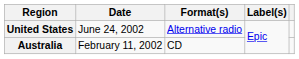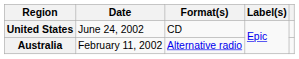(205, 29) Alternative radio -> (174, 29) CD
(174, 45) CD -> (205, 45) Alternative radio
